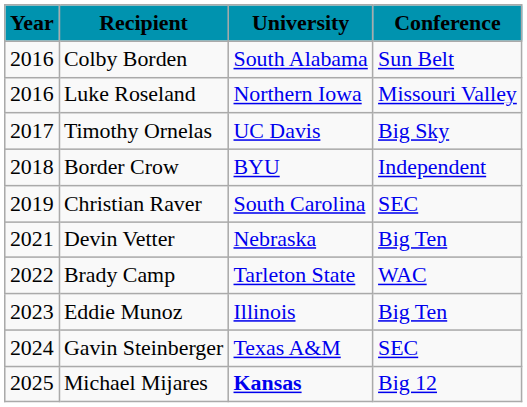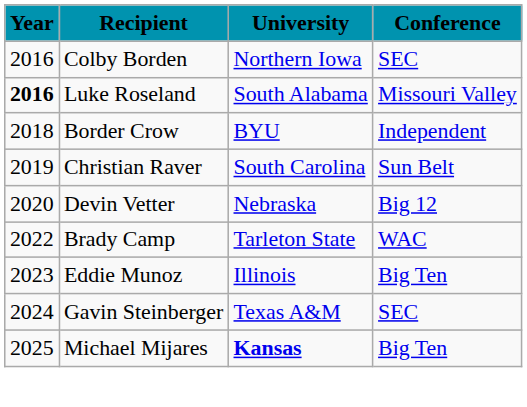(301, 59) South Alabama -> (298, 59) Northern Iowa
(416, 59) Sun Belt -> (398, 59) SEC
(32, 95) normal -> (32, 95) bold
(298, 95) Northern Iowa -> (301, 95) South Alabama
- row: (138, 131)
(398, 203) SEC -> (416, 167) Sun Belt
(32, 239) 2021 -> (32, 203) 2020
(413, 239) Big Ten -> (408, 203) Big 12
(408, 383) Big 12 -> (413, 347) Big Ten
